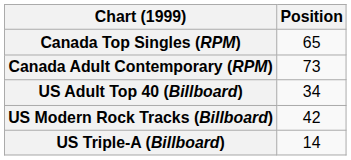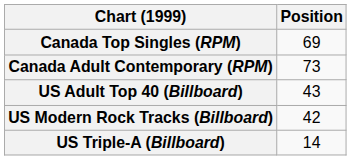(312, 42) 65 -> (312, 42) 69
(312, 92) 34 -> (312, 92) 43
